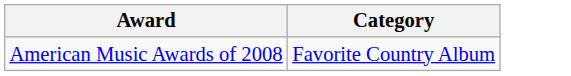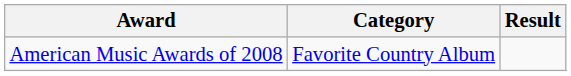+ column: (533, 20)
